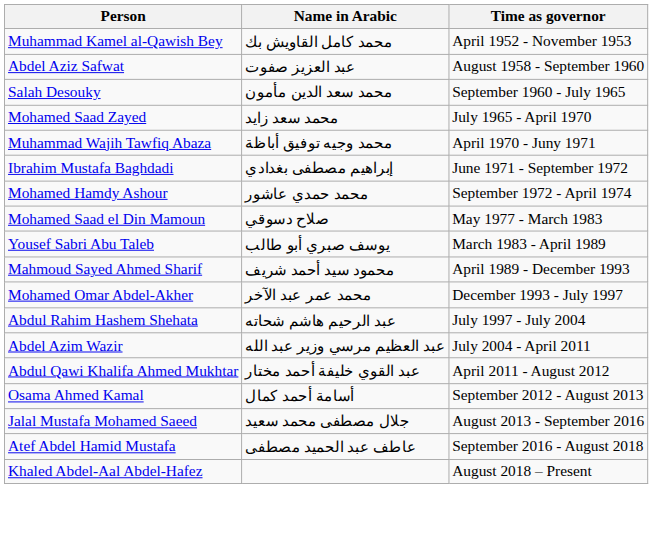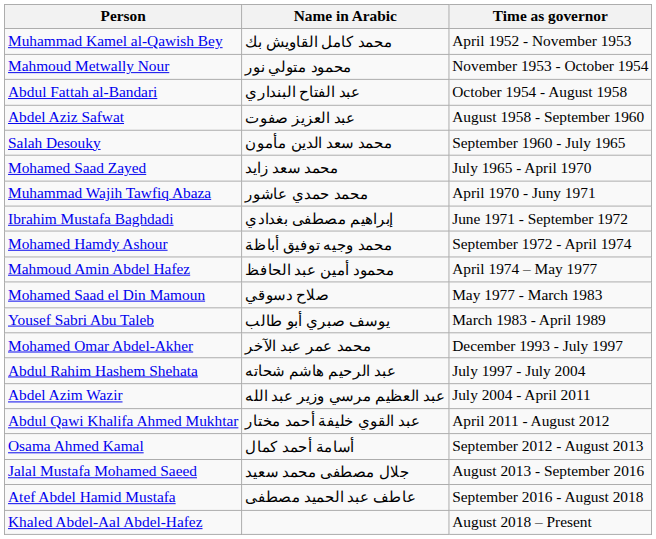+ row: (89, 66)
+ row: (83, 92)
(319, 143) محمد وجيه توفيق أباظة -> (307, 193) محمد حمدي عاشور
(307, 193) محمد حمدي عاشور -> (319, 244) محمد وجيه توفيق أباظة
+ row: (99, 269)
- row: (105, 269)
